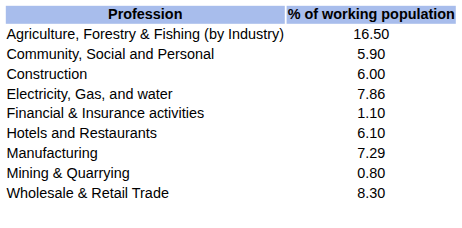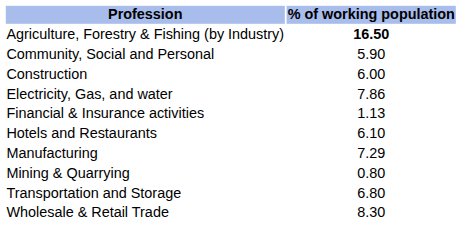(371, 34) normal -> (371, 34) bold
(371, 113) 1.10 -> (371, 113) 1.13
+ row: (94, 193)
